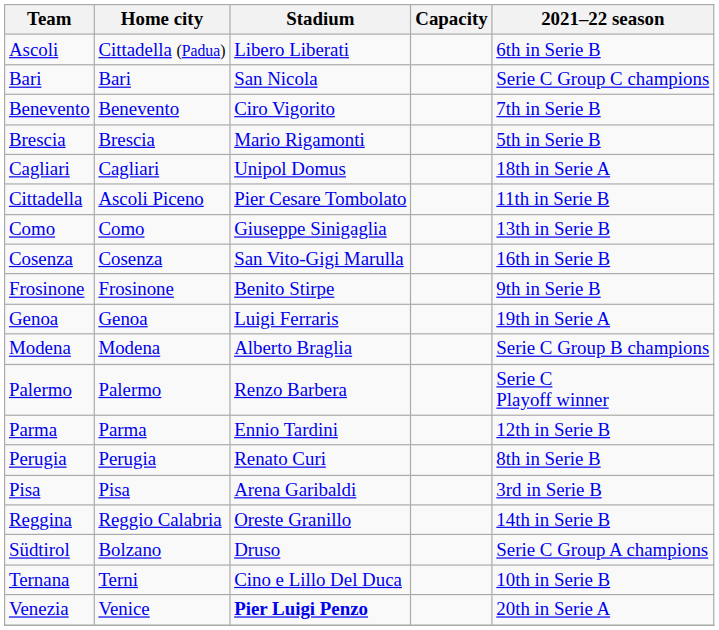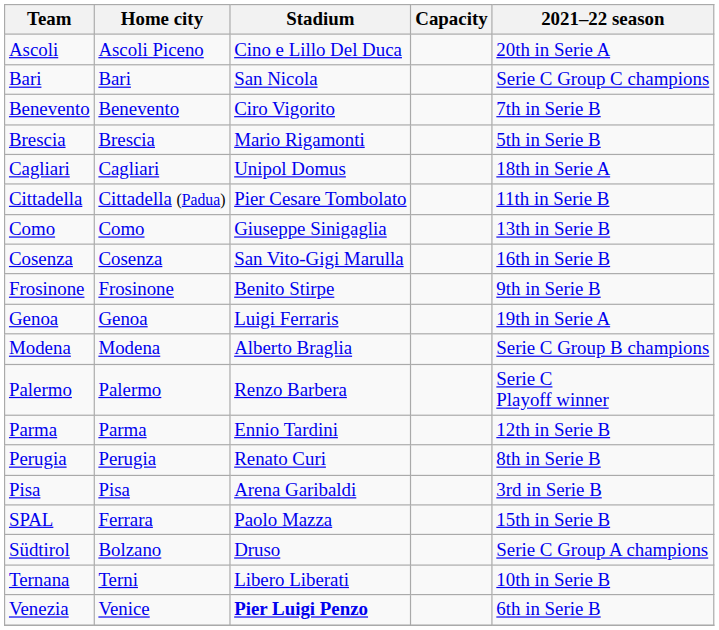(162, 49) Cittadella (Padua) -> (151, 49) Ascoli Piceno
(292, 49) Libero Liberati -> (318, 49) Cino e Lillo Del Duca
(549, 49) 6th in Serie B -> (553, 49) 20th in Serie A
(151, 199) Ascoli Piceno -> (162, 199) Cittadella (Padua)
- row: (40, 519)
+ row: (31, 519)
(318, 579) Cino e Lillo Del Duca -> (292, 579) Libero Liberati
(553, 609) 20th in Serie A -> (549, 609) 6th in Serie B
